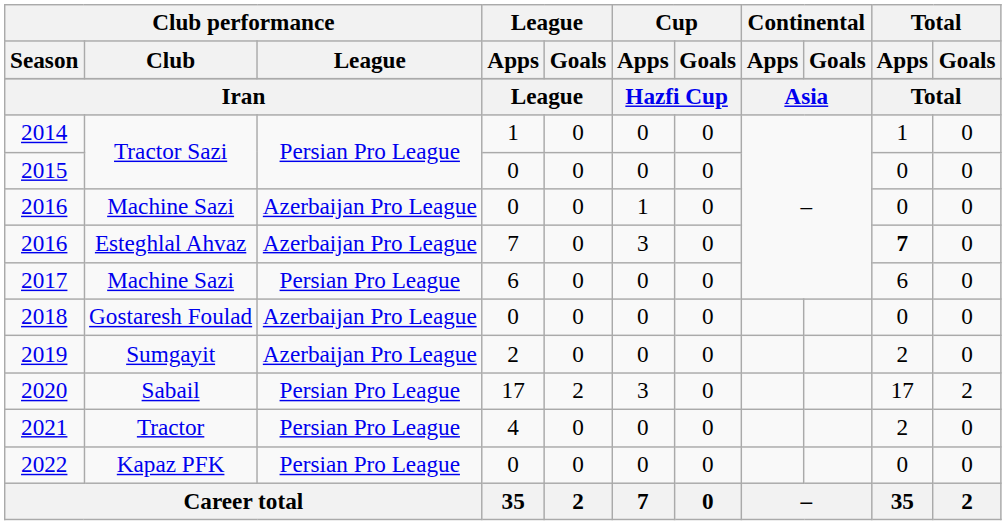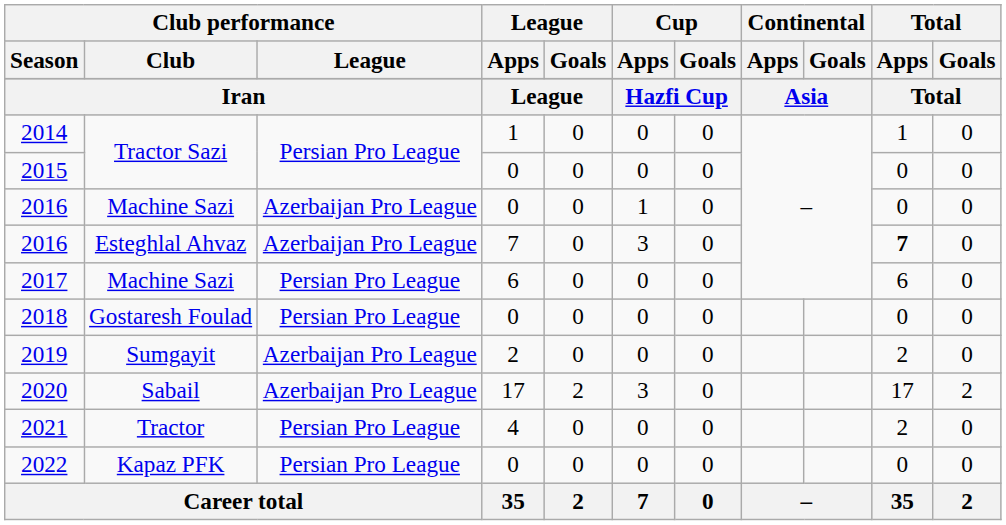(370, 317) Azerbaijan Pro League -> (370, 317) Persian Pro League
(370, 390) Persian Pro League -> (370, 390) Azerbaijan Pro League
